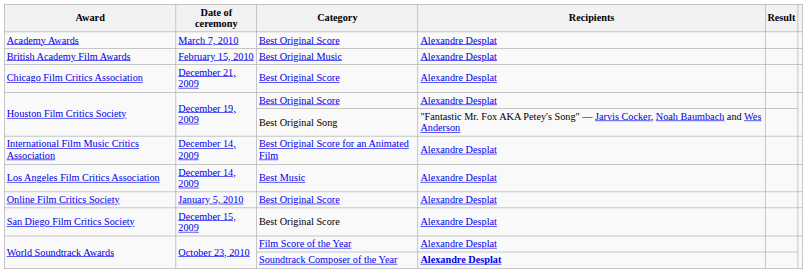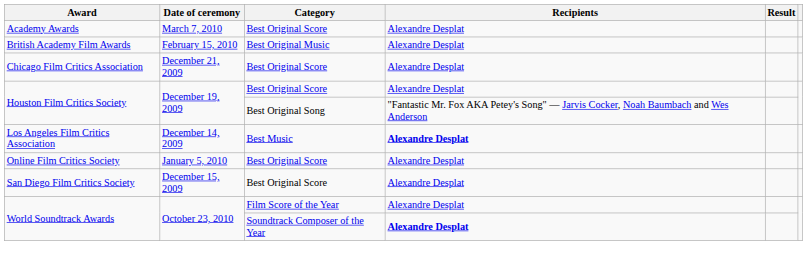- row: (73, 150)
(459, 178) normal -> (428, 138) bold
